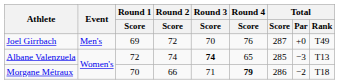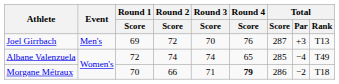(301, 42) +0 -> (301, 42) +3
(322, 42) T49 -> (322, 42) T13
(210, 57) bold -> (210, 57) normal
(301, 57) −3 -> (301, 57) −4
(322, 57) T13 -> (322, 57) T49
